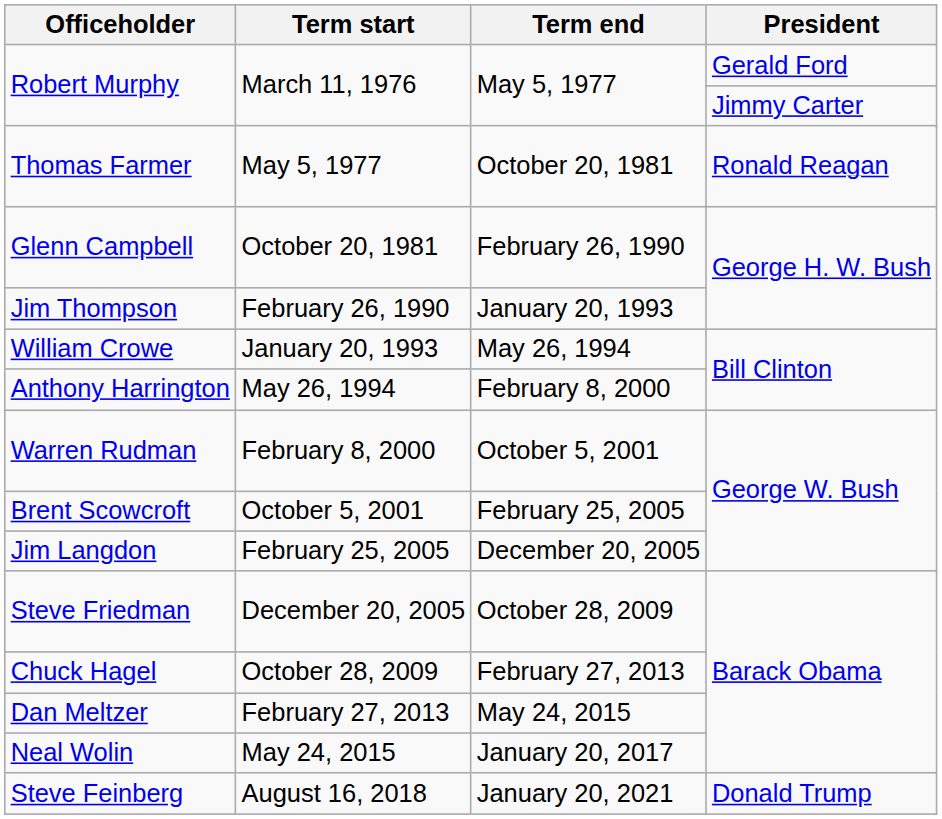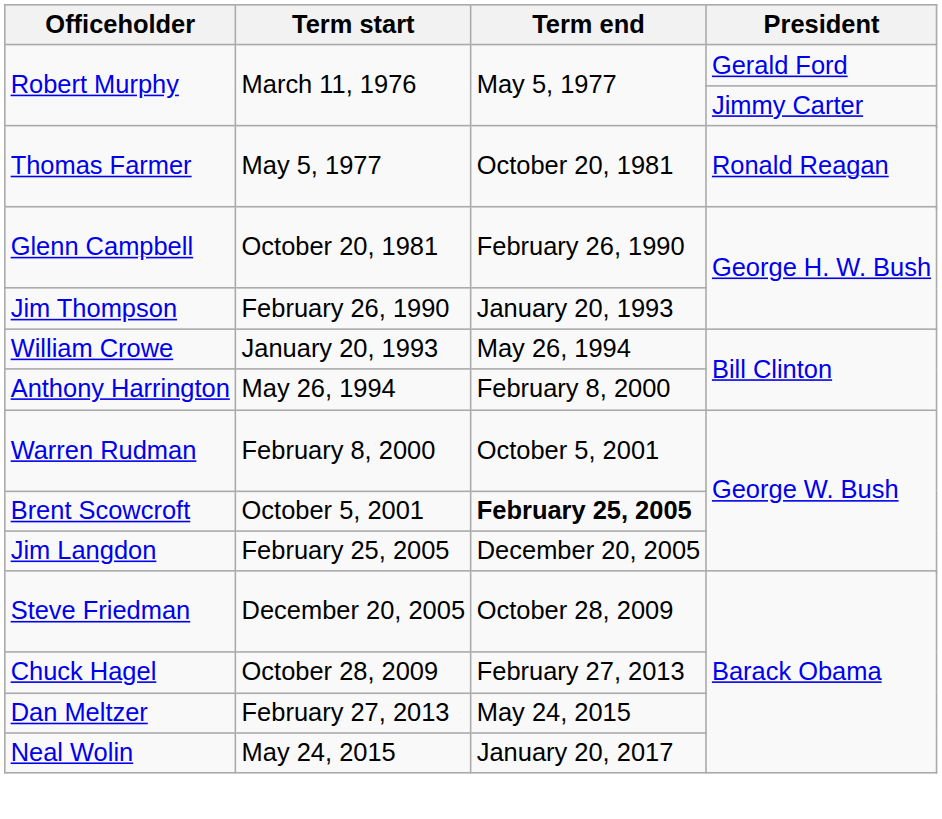(581, 510) normal -> (584, 510) bold
- row: (97, 793)
